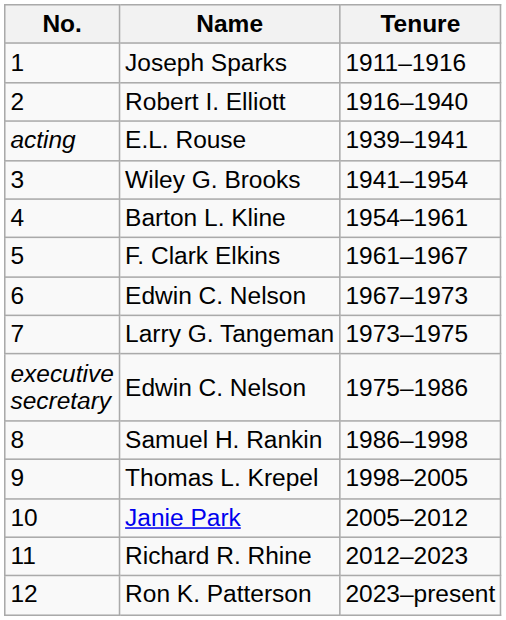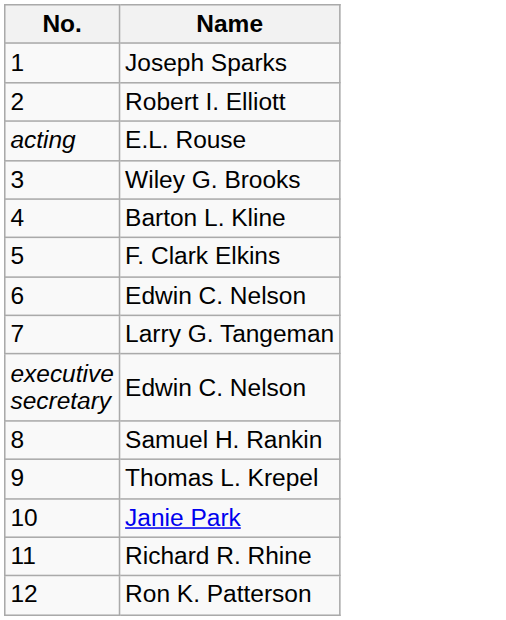- column: (420, 23)
